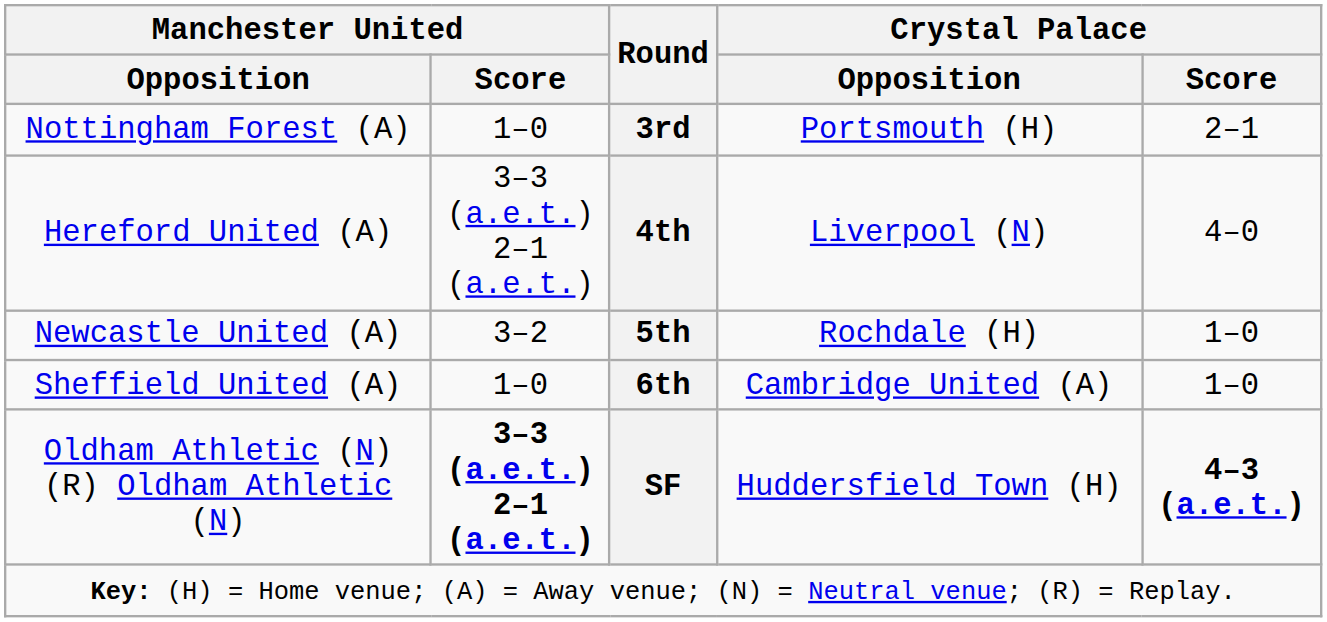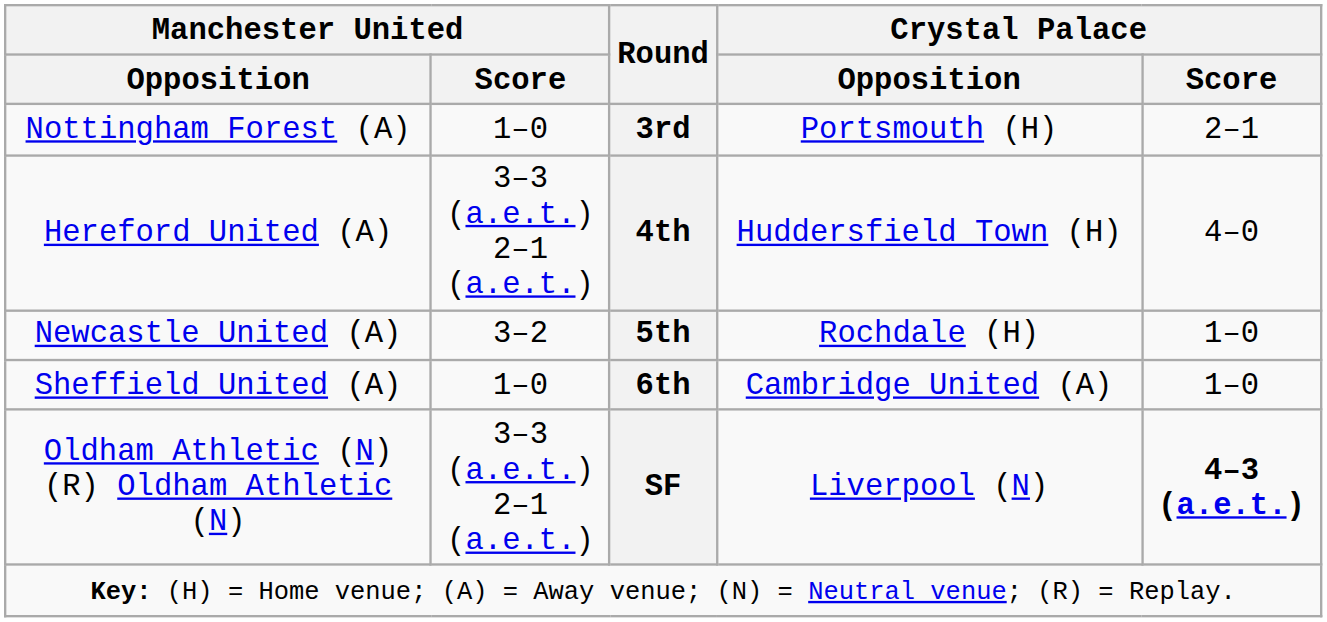(929, 232) Liverpool (N) -> (929, 232) Huddersfield Town (H)
(520, 487) bold -> (520, 487) normal
(929, 487) Huddersfield Town (H) -> (929, 487) Liverpool (N)
